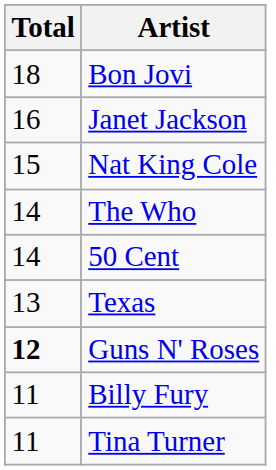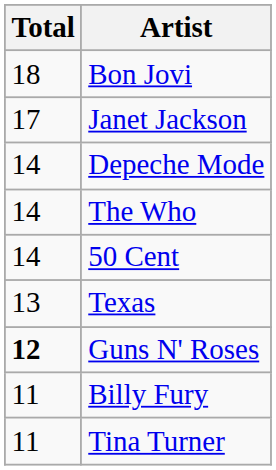(26, 119) 16 -> (26, 119) 17
- row: (173, 165)
+ row: (176, 165)
